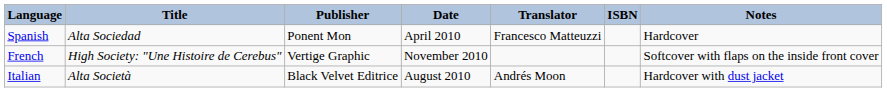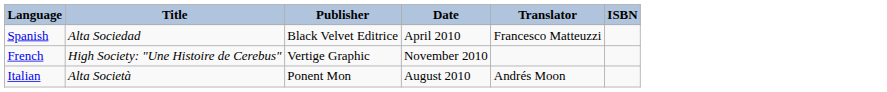- column: (761, 14)
(319, 35) Ponent Mon -> (343, 35) Black Velvet Editrice
(343, 76) Black Velvet Editrice -> (319, 76) Ponent Mon
